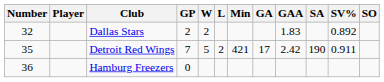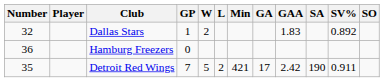(188, 31) 2 -> (188, 31) 1
rows swapped: (131, 67) <-> (132, 49)
